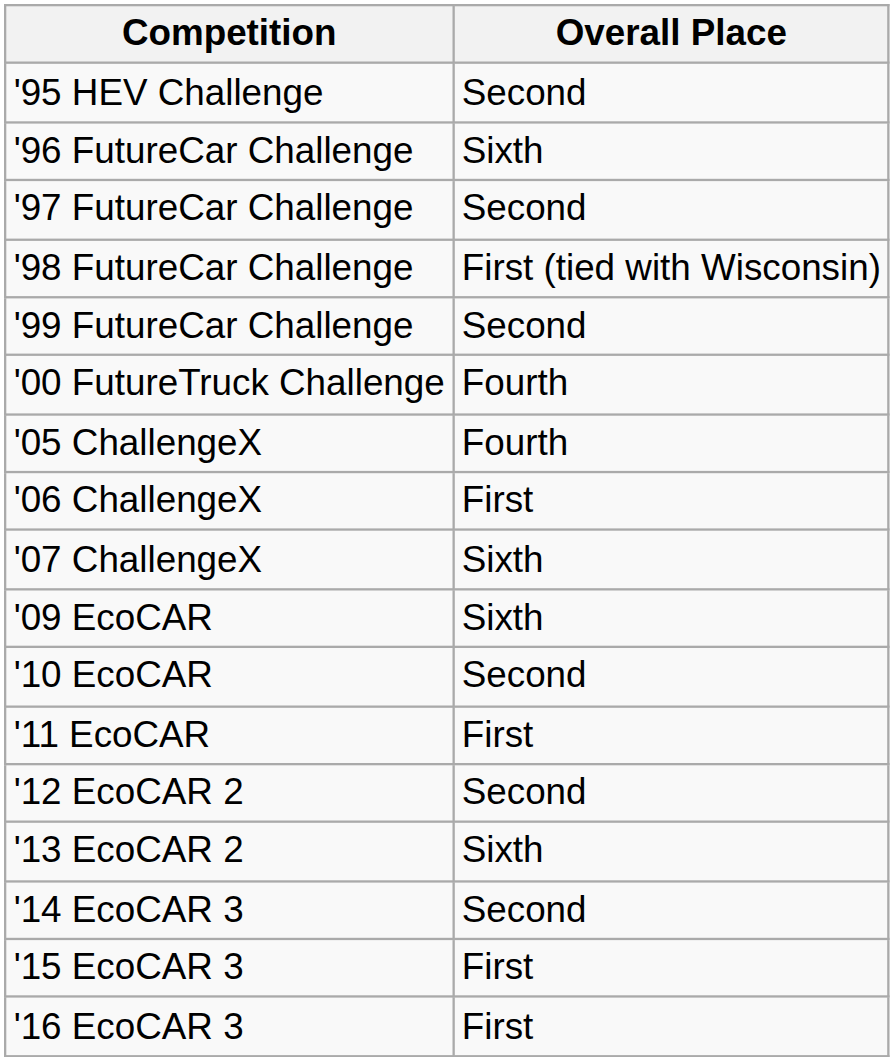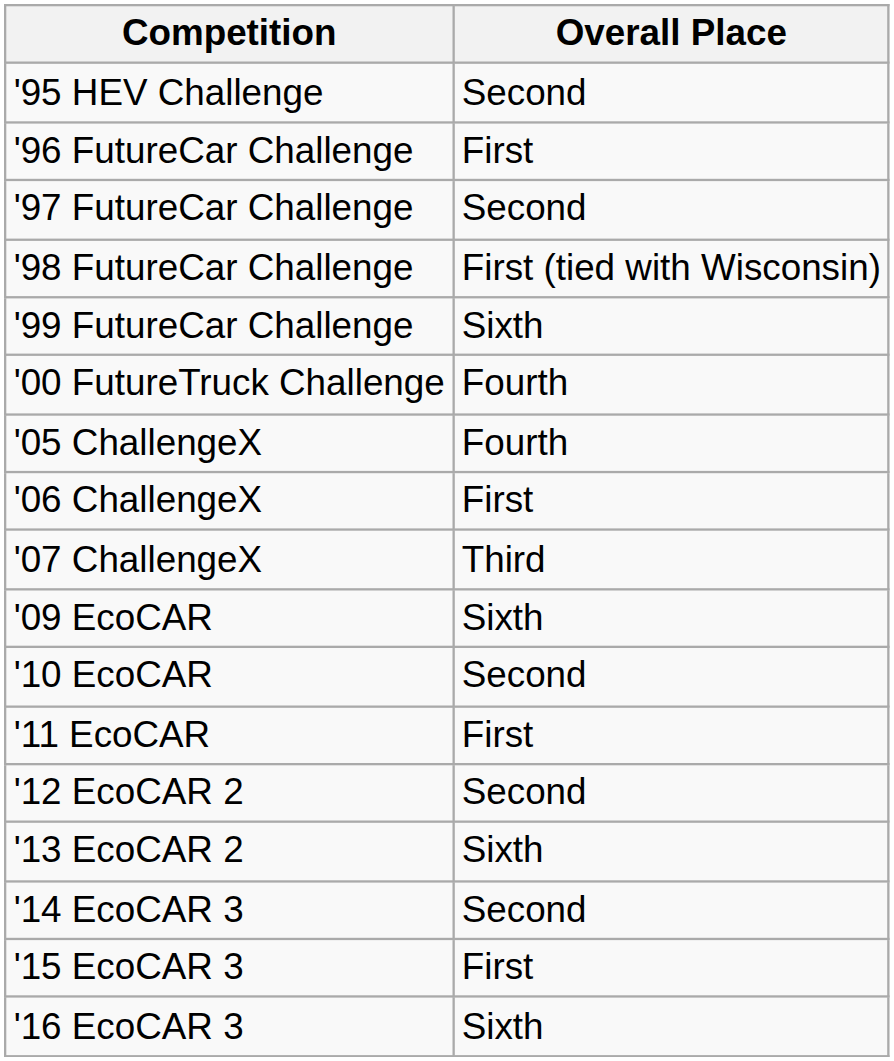(503, 150) Sixth -> (498, 150) First
(524, 325) Second -> (503, 325) Sixth
(503, 558) Sixth -> (504, 558) Third
(498, 1025) First -> (503, 1025) Sixth
